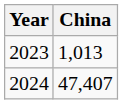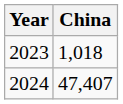(80, 51) 1,013 -> (80, 51) 1,018
